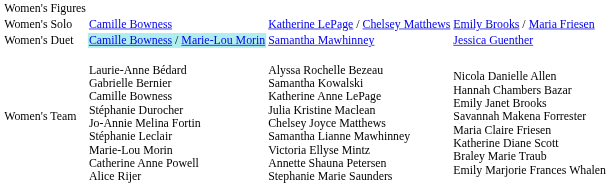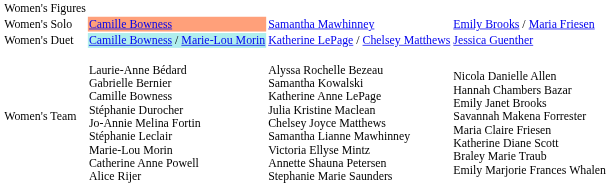(131, 24) no background -> (131, 24) lightsalmon background
(359, 24) Katherine LePage / Chelsey Matthews -> (321, 24) Samantha Mawhinney
(321, 40) Samantha Mawhinney -> (359, 40) Katherine LePage / Chelsey Matthews
